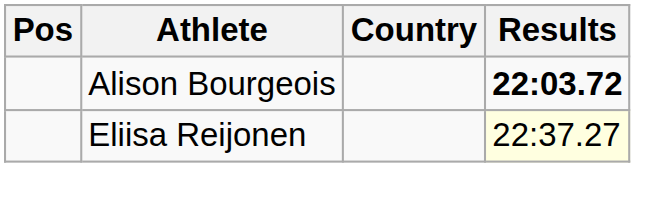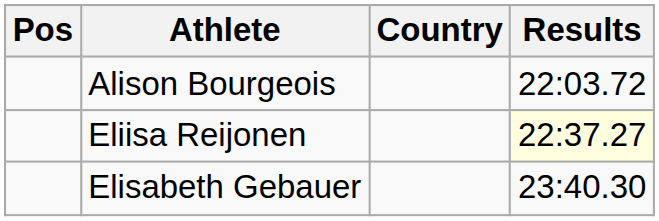(557, 82) bold -> (582, 82) normal
+ row: (225, 187)
